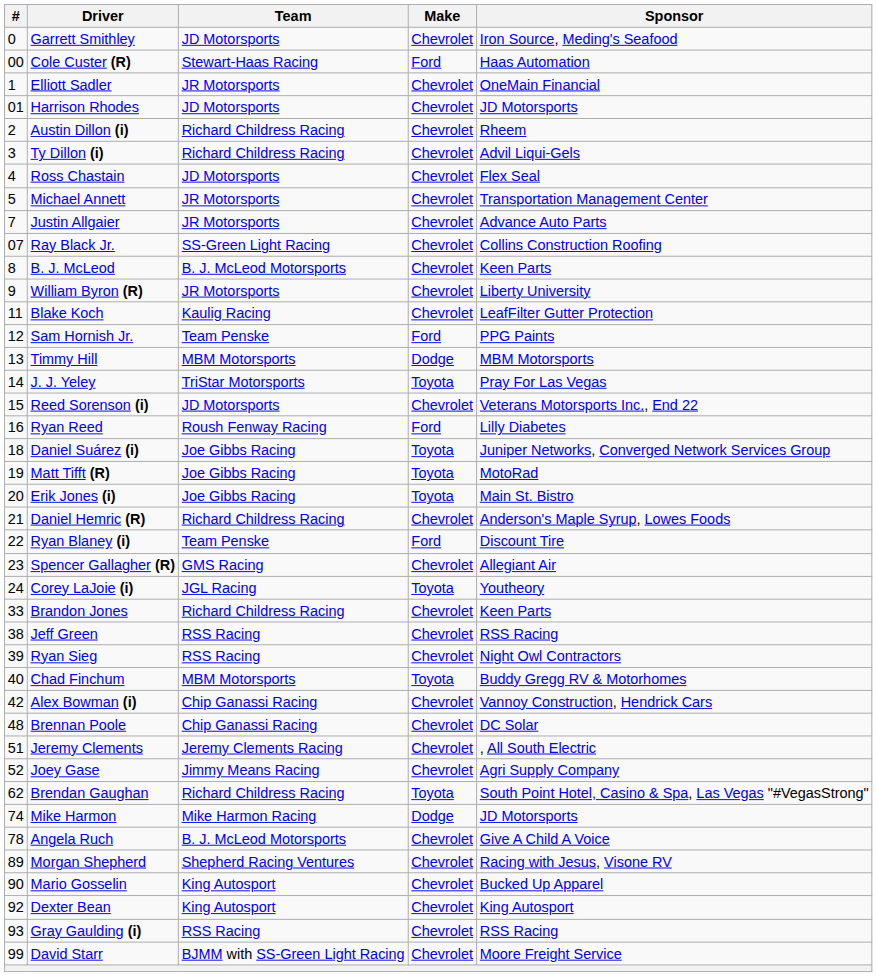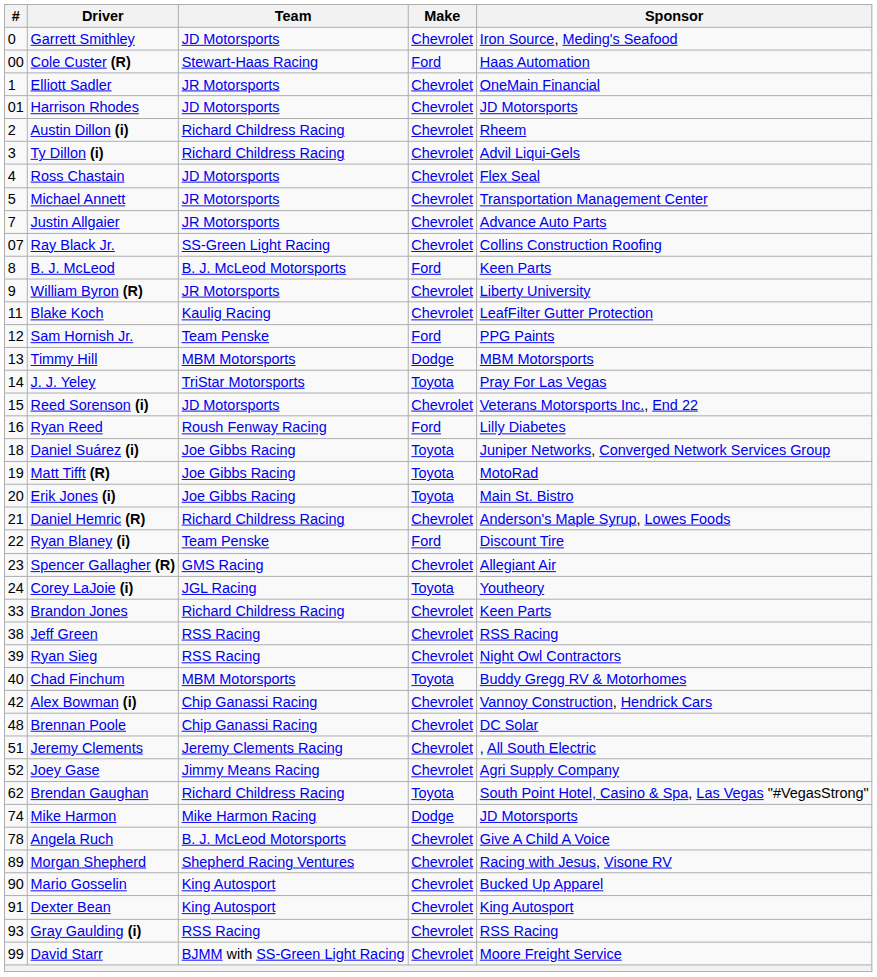(442, 268) Chevrolet -> (426, 268) Ford
(16, 908) 92 -> (16, 908) 91
